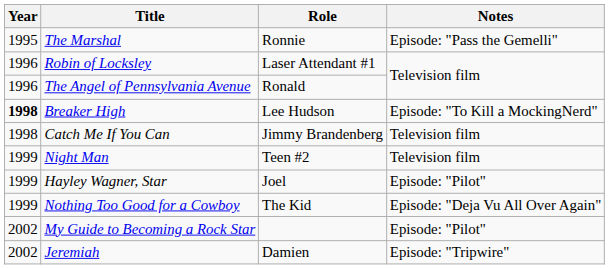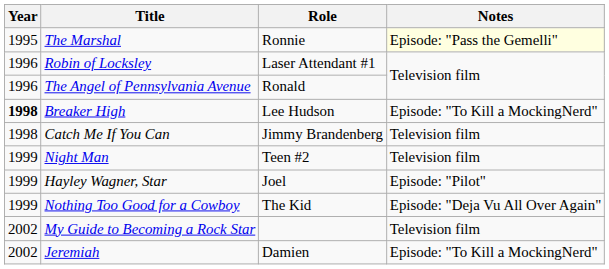(474, 39) no background -> (474, 39) lightyellow background
(438, 228) Episode: "Pilot" -> (435, 228) Television film
(450, 252) Episode: "Tripwire" -> (494, 252) Episode: "To Kill a MockingNerd"
